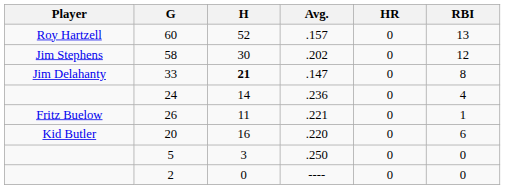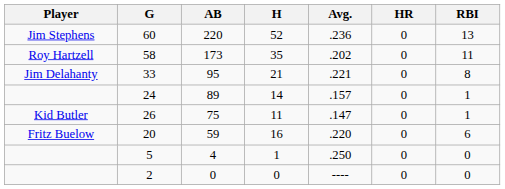+ column: (213, 14)
(69, 34) Roy Hartzell -> (61, 34) Jim Stephens
(317, 34) .157 -> (340, 34) .236
(69, 54) Jim Stephens -> (61, 54) Roy Hartzell
(244, 54) 30 -> (277, 54) 35
(463, 54) 12 -> (468, 54) 11
(244, 74) bold -> (277, 74) normal
(317, 74) .147 -> (340, 74) .221
(317, 94) .236 -> (340, 94) .157
(463, 94) 4 -> (468, 94) 1
(69, 114) Fritz Buelow -> (61, 114) Kid Butler
(317, 114) .221 -> (340, 114) .147
(69, 134) Kid Butler -> (61, 134) Fritz Buelow
(244, 154) 3 -> (277, 154) 1
